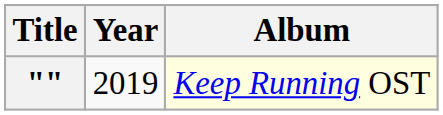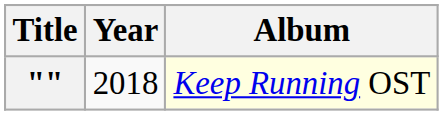(125, 82) 2019 -> (125, 82) 2018
